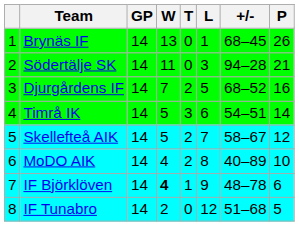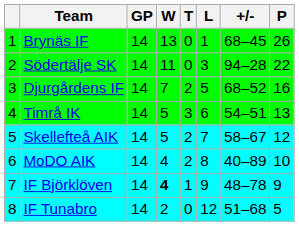(282, 64) 21 -> (282, 64) 22
(282, 112) 14 -> (282, 112) 13
(278, 185) 6 -> (278, 185) 9
